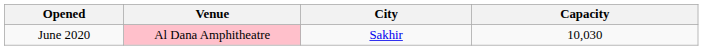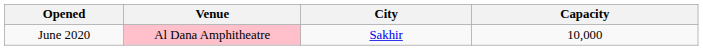(585, 34) 10,030 -> (585, 34) 10,000
